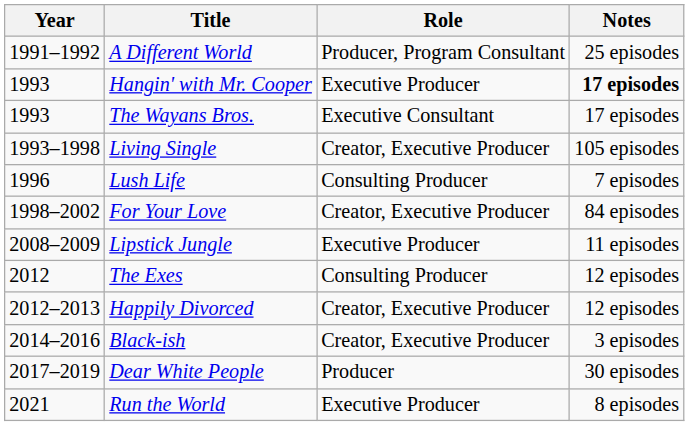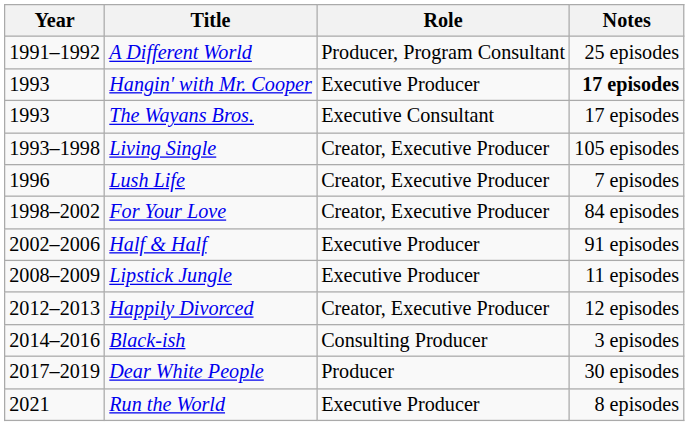(404, 180) Consulting Producer -> (435, 180) Creator, Executive Producer
+ row: (158, 244)
- row: (146, 276)
(435, 340) Creator, Executive Producer -> (404, 340) Consulting Producer
